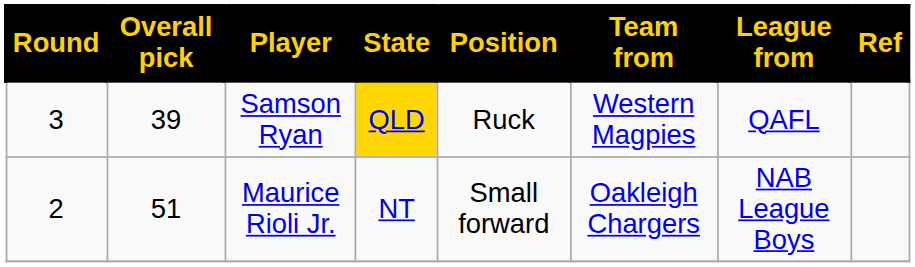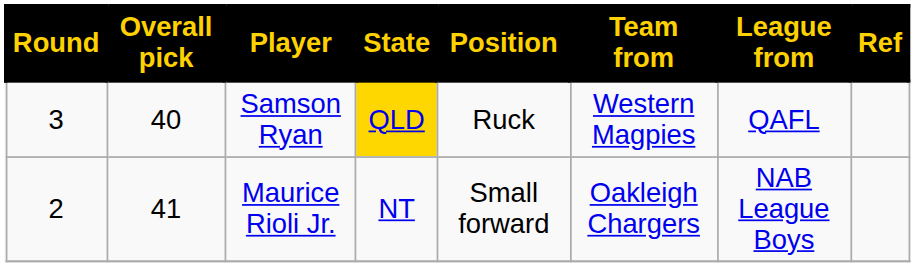(166, 119) 39 -> (166, 119) 40
(166, 208) 51 -> (166, 208) 41
